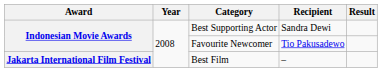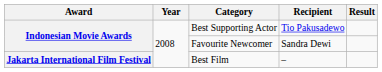(306, 28) Sandra Dewi -> (313, 28) Tio Pakusadewo
(313, 44) Tio Pakusadewo -> (306, 44) Sandra Dewi
